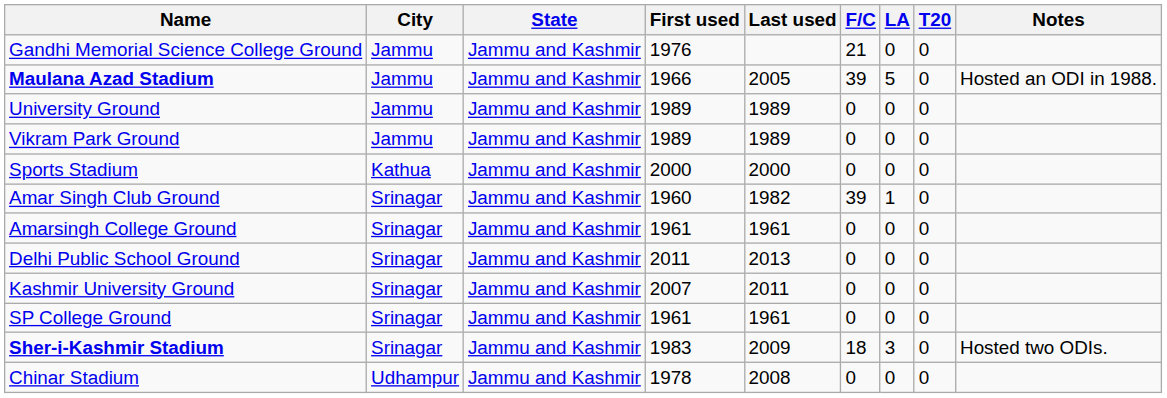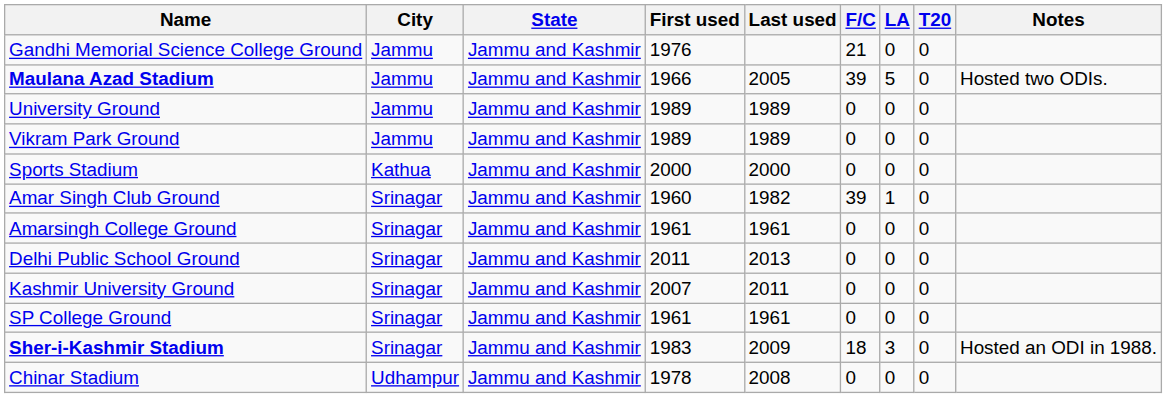(1059, 80) Hosted an ODI in 1988. -> (1034, 80) Hosted two ODIs.
(1034, 348) Hosted two ODIs. -> (1059, 348) Hosted an ODI in 1988.
